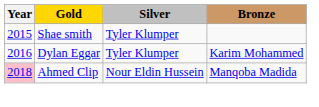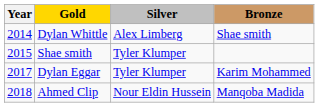+ row: (72, 33)
(20, 53) 2016 -> (20, 72) 2017
(20, 72) pink background -> (20, 92) no background
